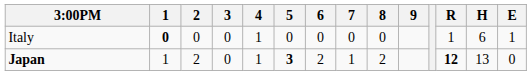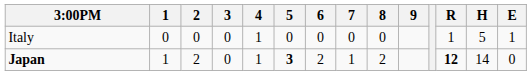(165, 37) bold -> (165, 37) normal
(482, 37) 6 -> (482, 37) 5
(482, 59) 13 -> (482, 59) 14
